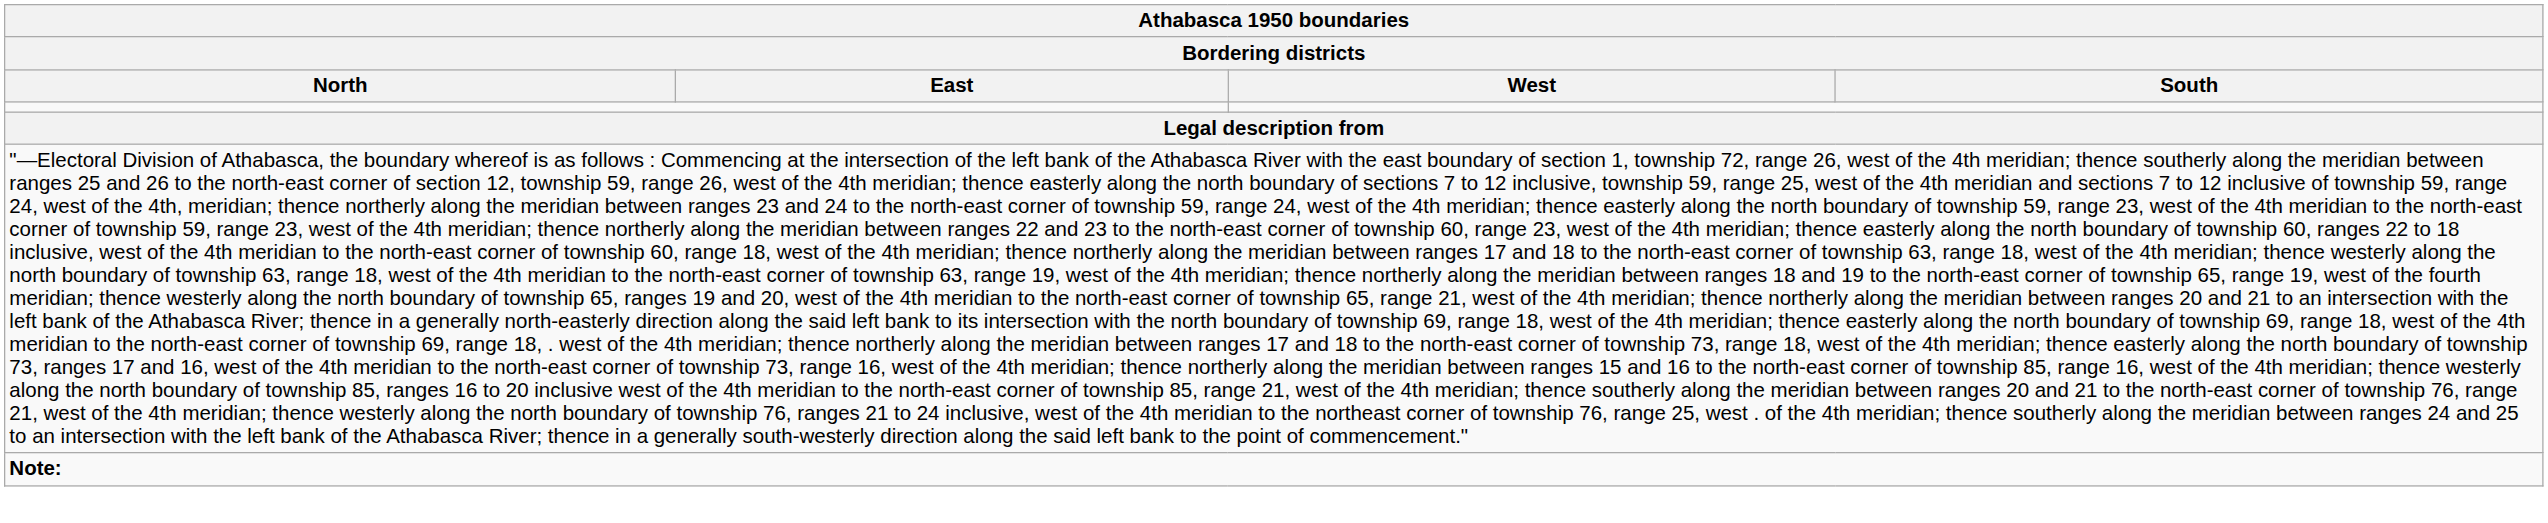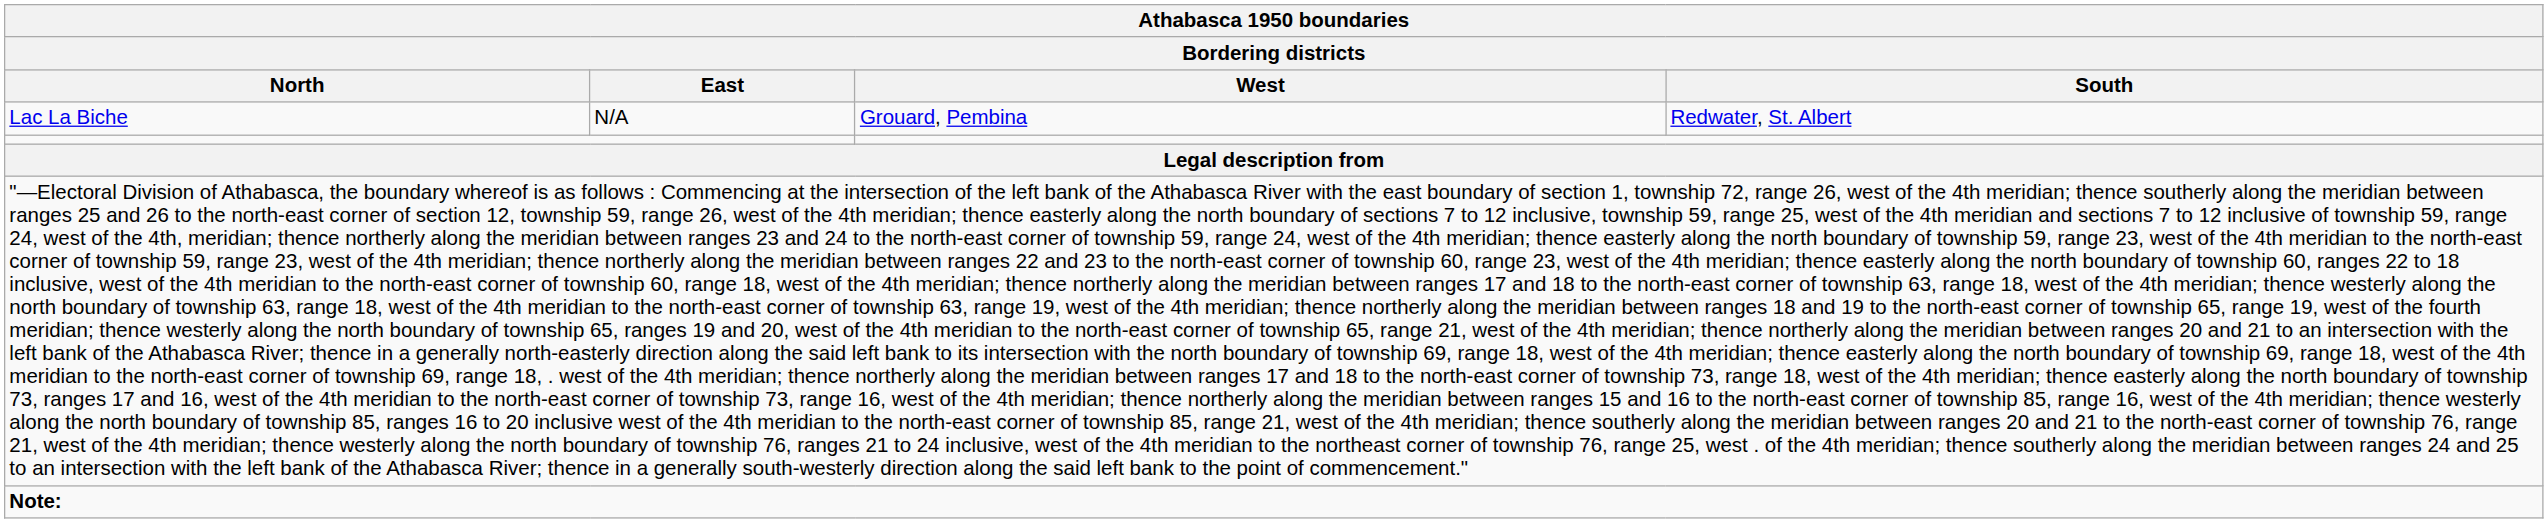+ row: (69, 118)
